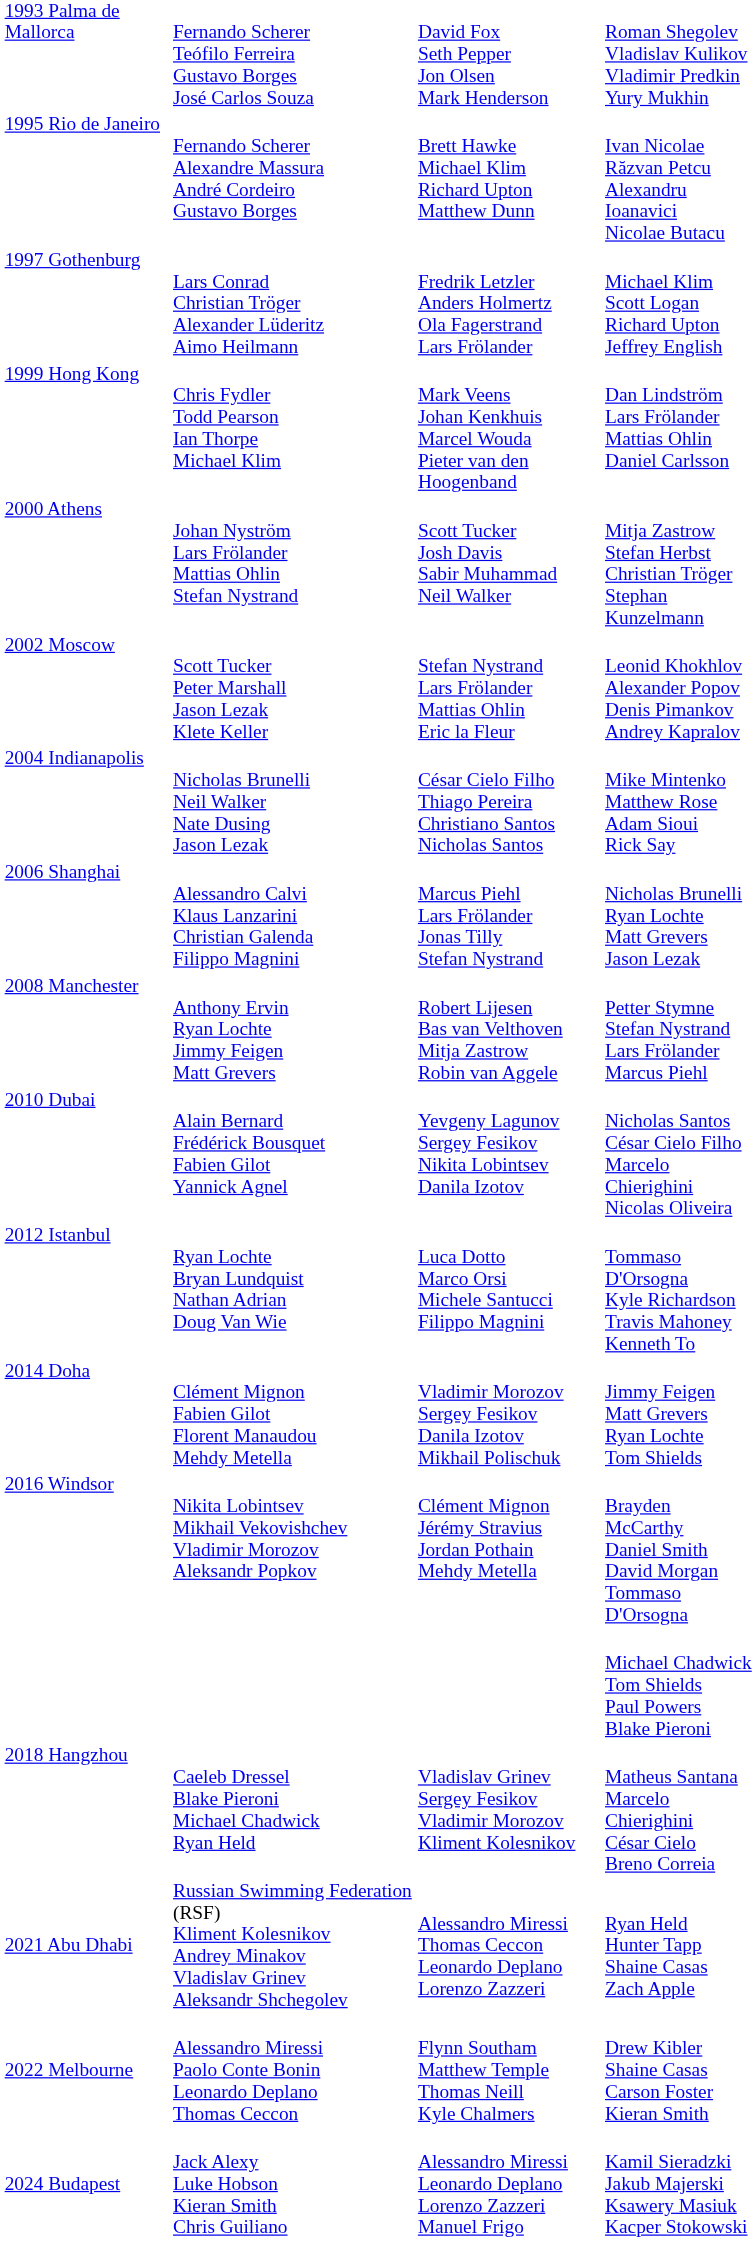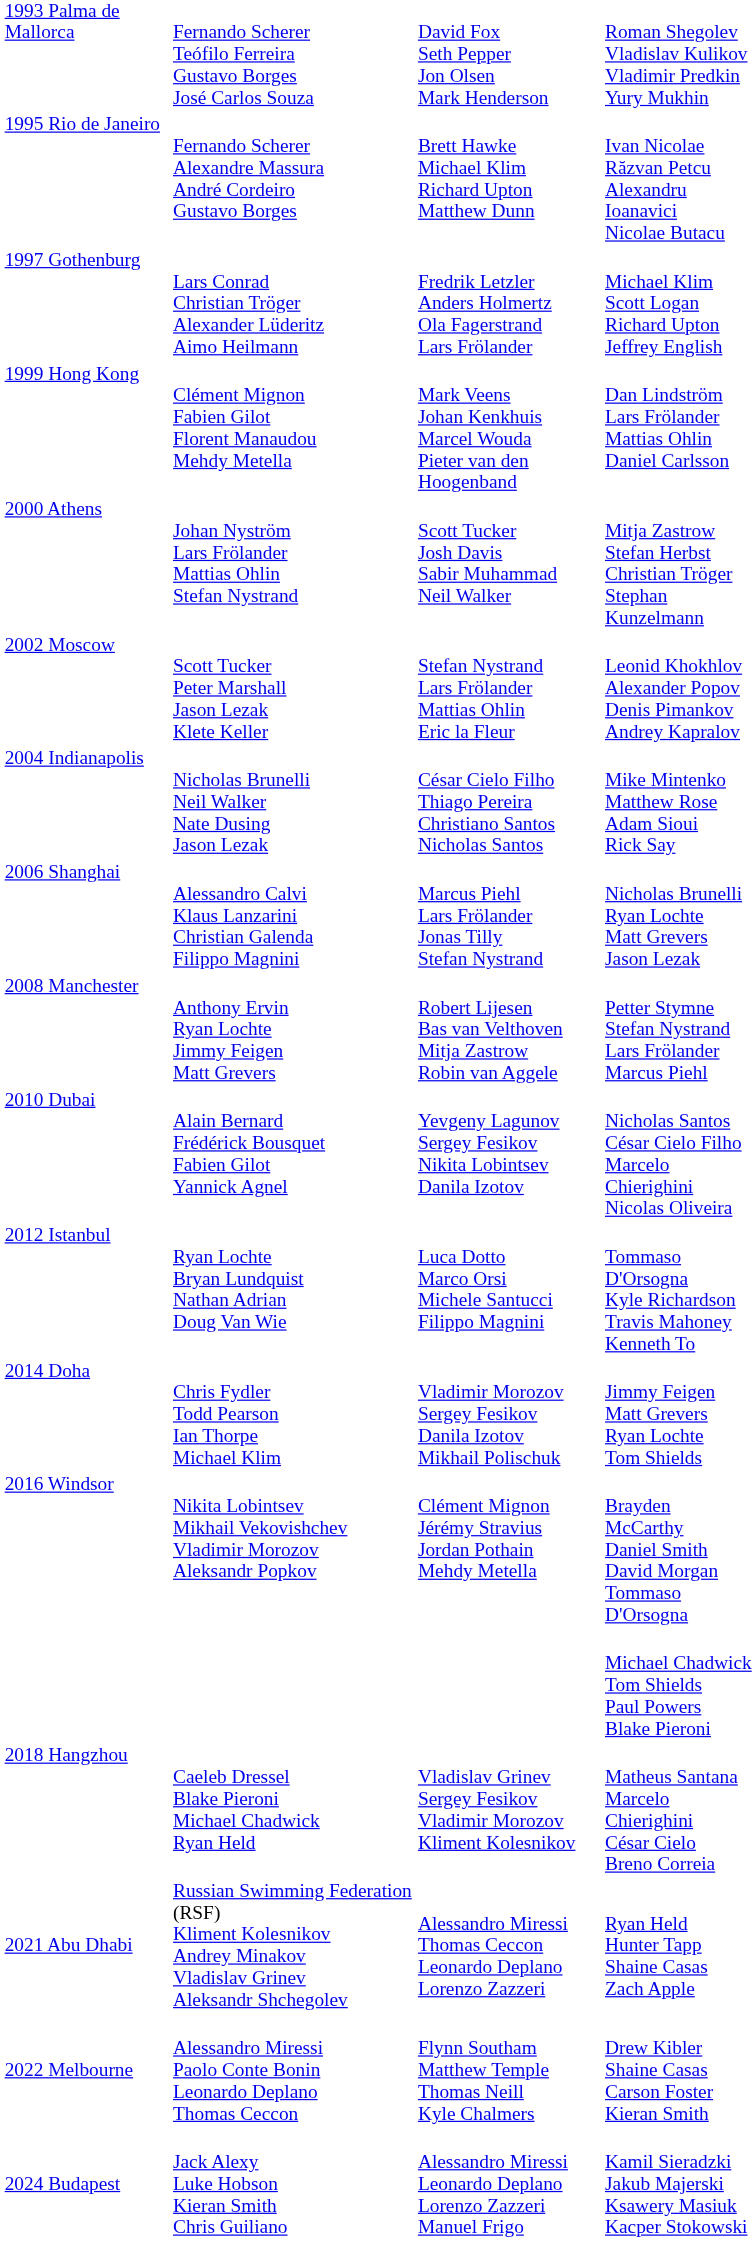(227, 427) Chris Fydler Todd Pearson Ian Thorpe Michael Klim -> (245, 427) Clément Mignon Fabien Gilot Florent Manaudou Mehdy Metella
(245, 1424) Clément Mignon Fabien Gilot Florent Manaudou Mehdy Metella -> (227, 1424) Chris Fydler Todd Pearson Ian Thorpe Michael Klim
